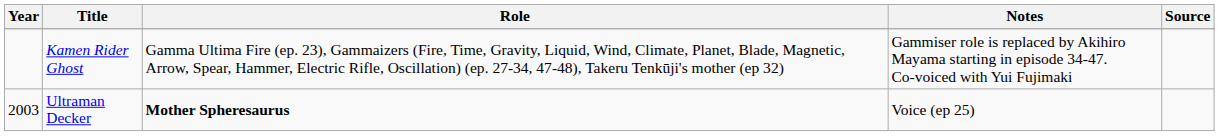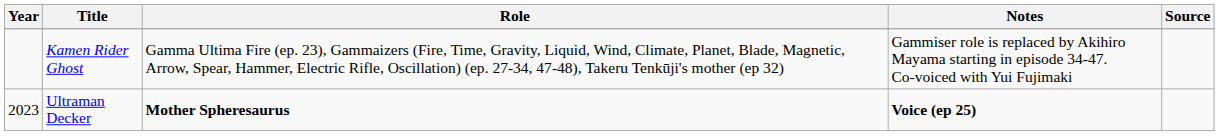(24, 109) 2003 -> (24, 109) 2023
(933, 109) normal -> (934, 109) bold
